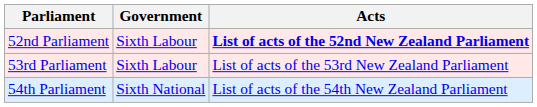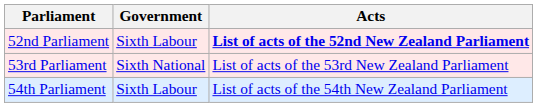(157, 65) Sixth Labour -> (161, 65) Sixth National
(161, 89) Sixth National -> (157, 89) Sixth Labour
